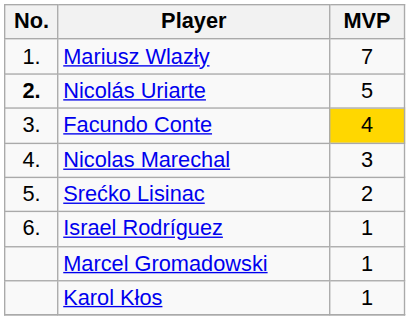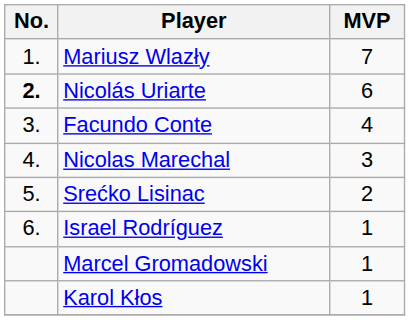(367, 90) 5 -> (367, 90) 6
(367, 125) gold background -> (367, 125) no background
